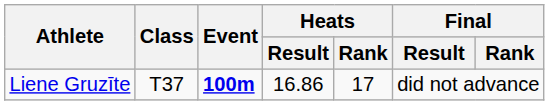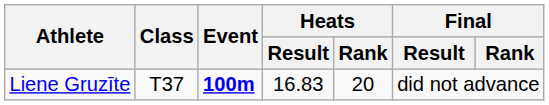(298, 85) 16.86 -> (298, 85) 16.83
(363, 85) 17 -> (363, 85) 20
